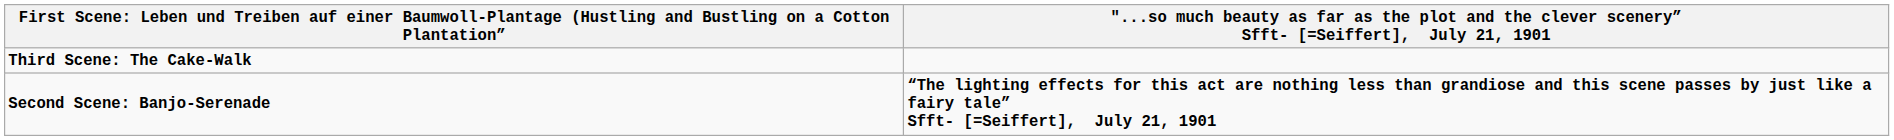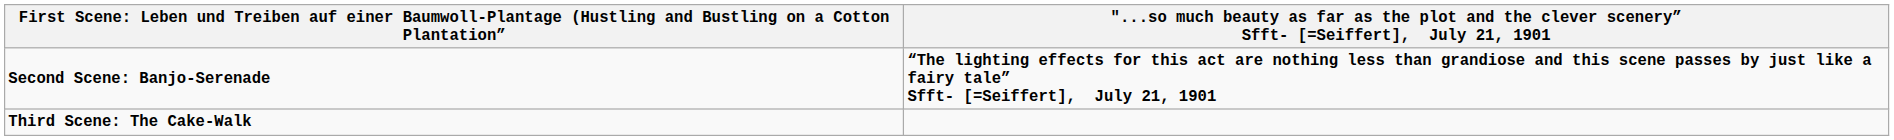rows swapped: (139, 104) <-> (130, 61)
